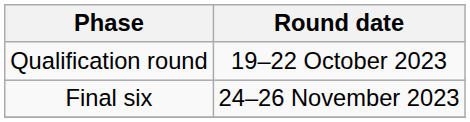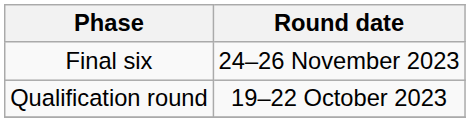rows swapped: (109, 60) <-> (109, 98)
